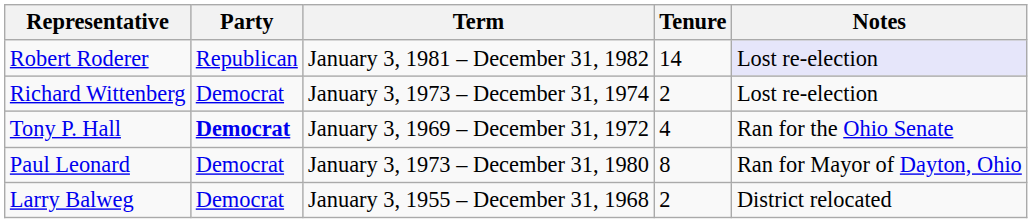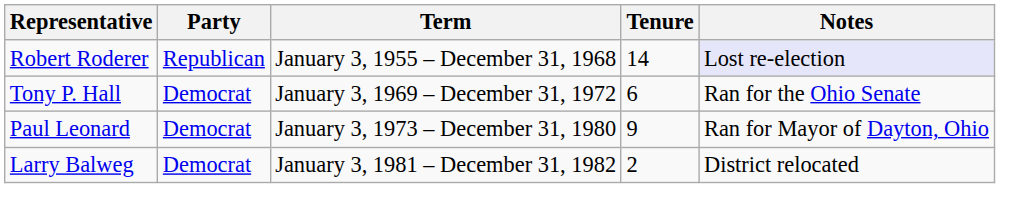(479, 57) January 3, 1981 – December 31, 1982 -> (446, 57) January 3, 1955 – December 31, 1968
- row: (98, 93)
(243, 128) bold -> (207, 93) normal
(665, 128) 4 -> (632, 93) 6
(665, 164) 8 -> (632, 128) 9
(479, 199) January 3, 1955 – December 31, 1968 -> (446, 164) January 3, 1981 – December 31, 1982
